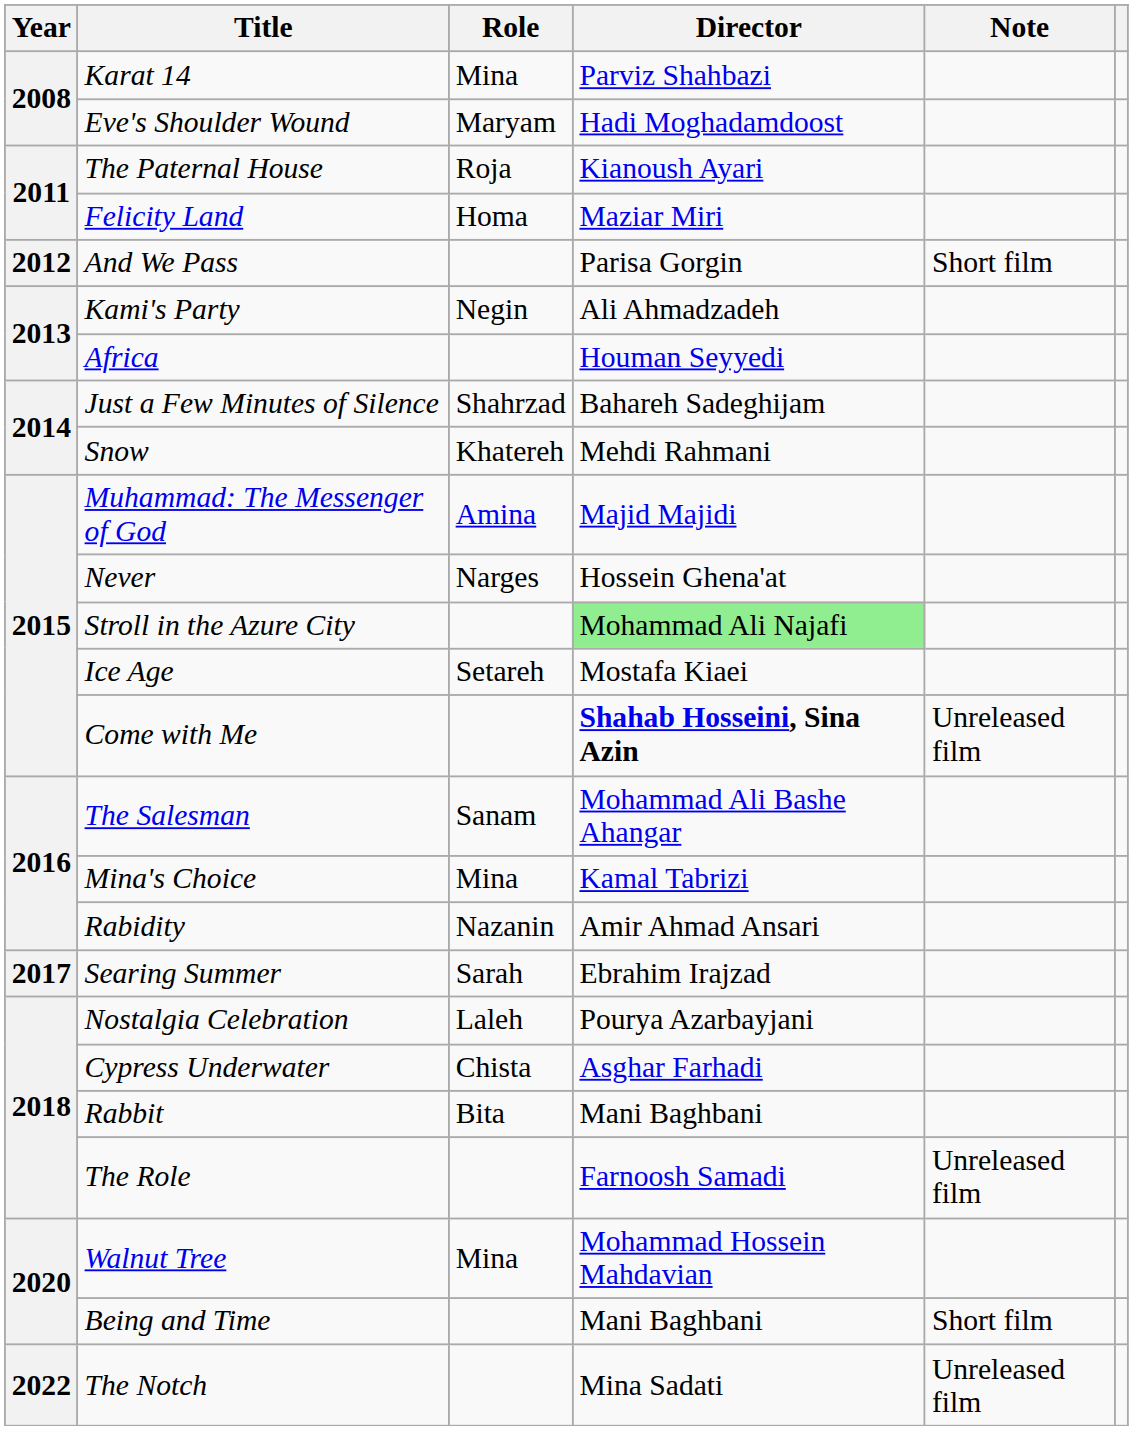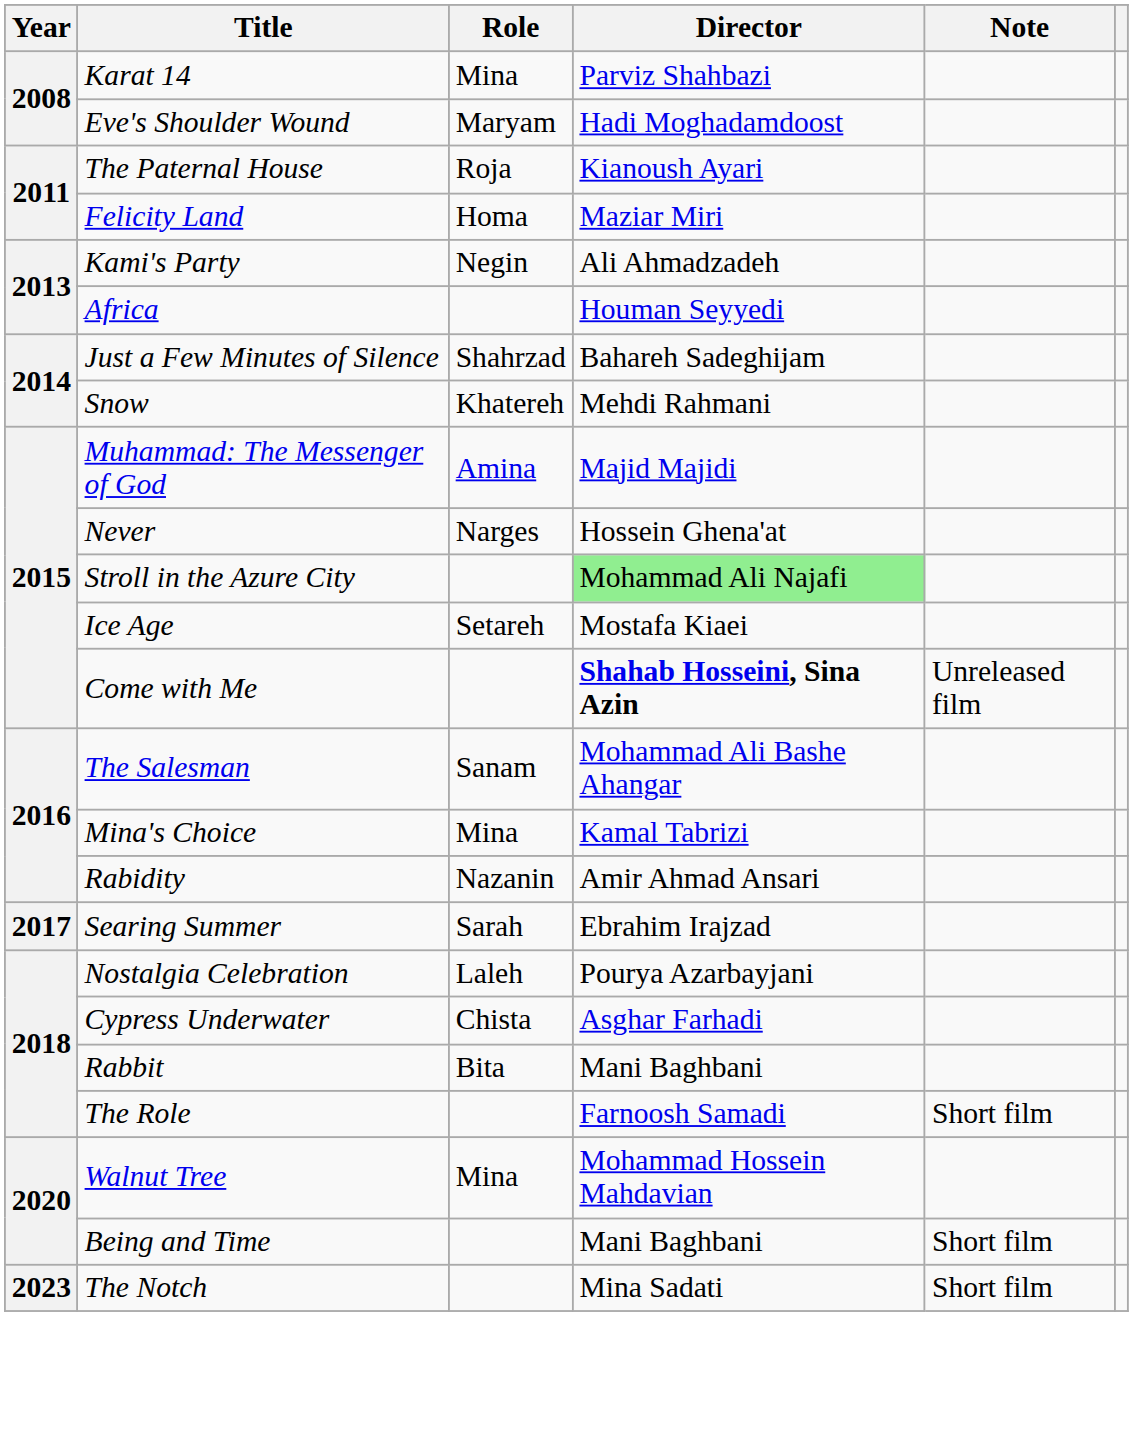- row: (161, 262)
(998, 1177) Unreleased film -> (992, 1113) Short film
(41, 1384) 2022 -> (41, 1287) 2023
(998, 1384) Unreleased film -> (992, 1287) Short film
